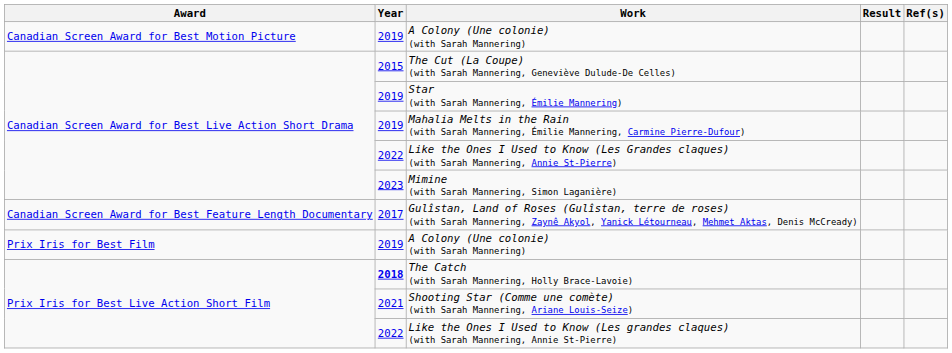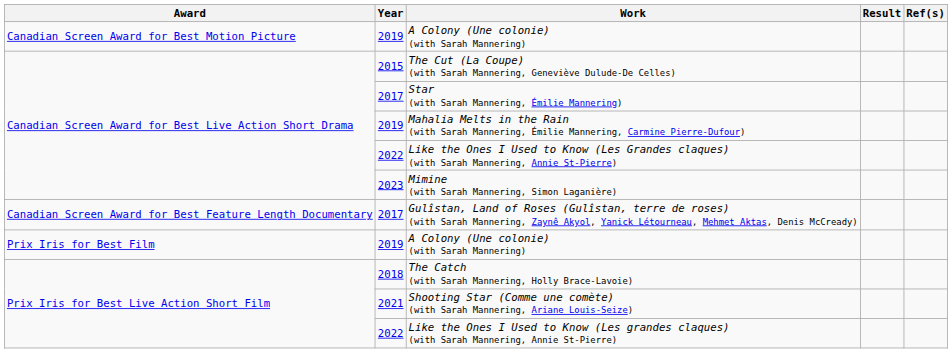(391, 96) 2019 -> (391, 96) 2017
(391, 274) bold -> (391, 274) normal
